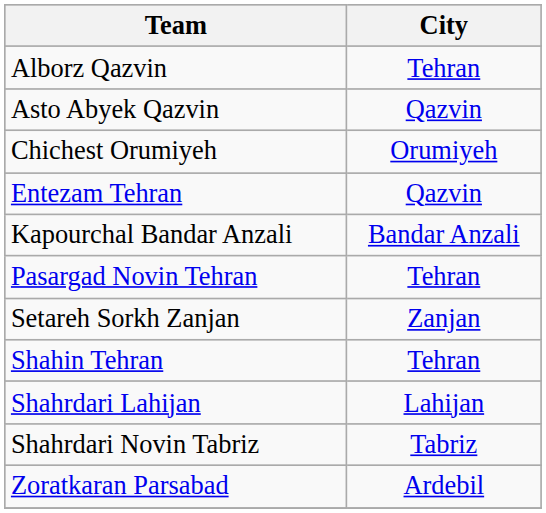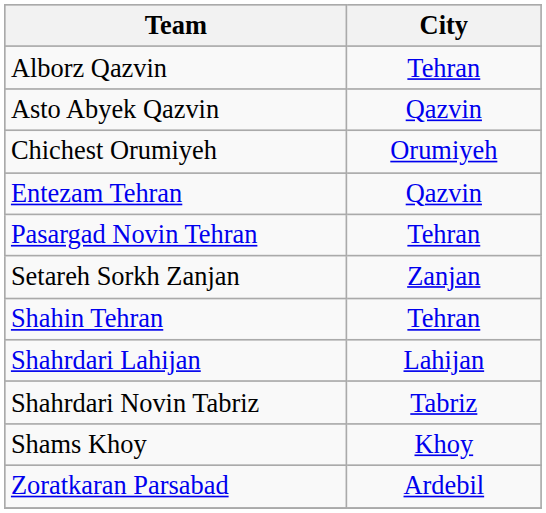- row: (152, 234)
+ row: (79, 444)
